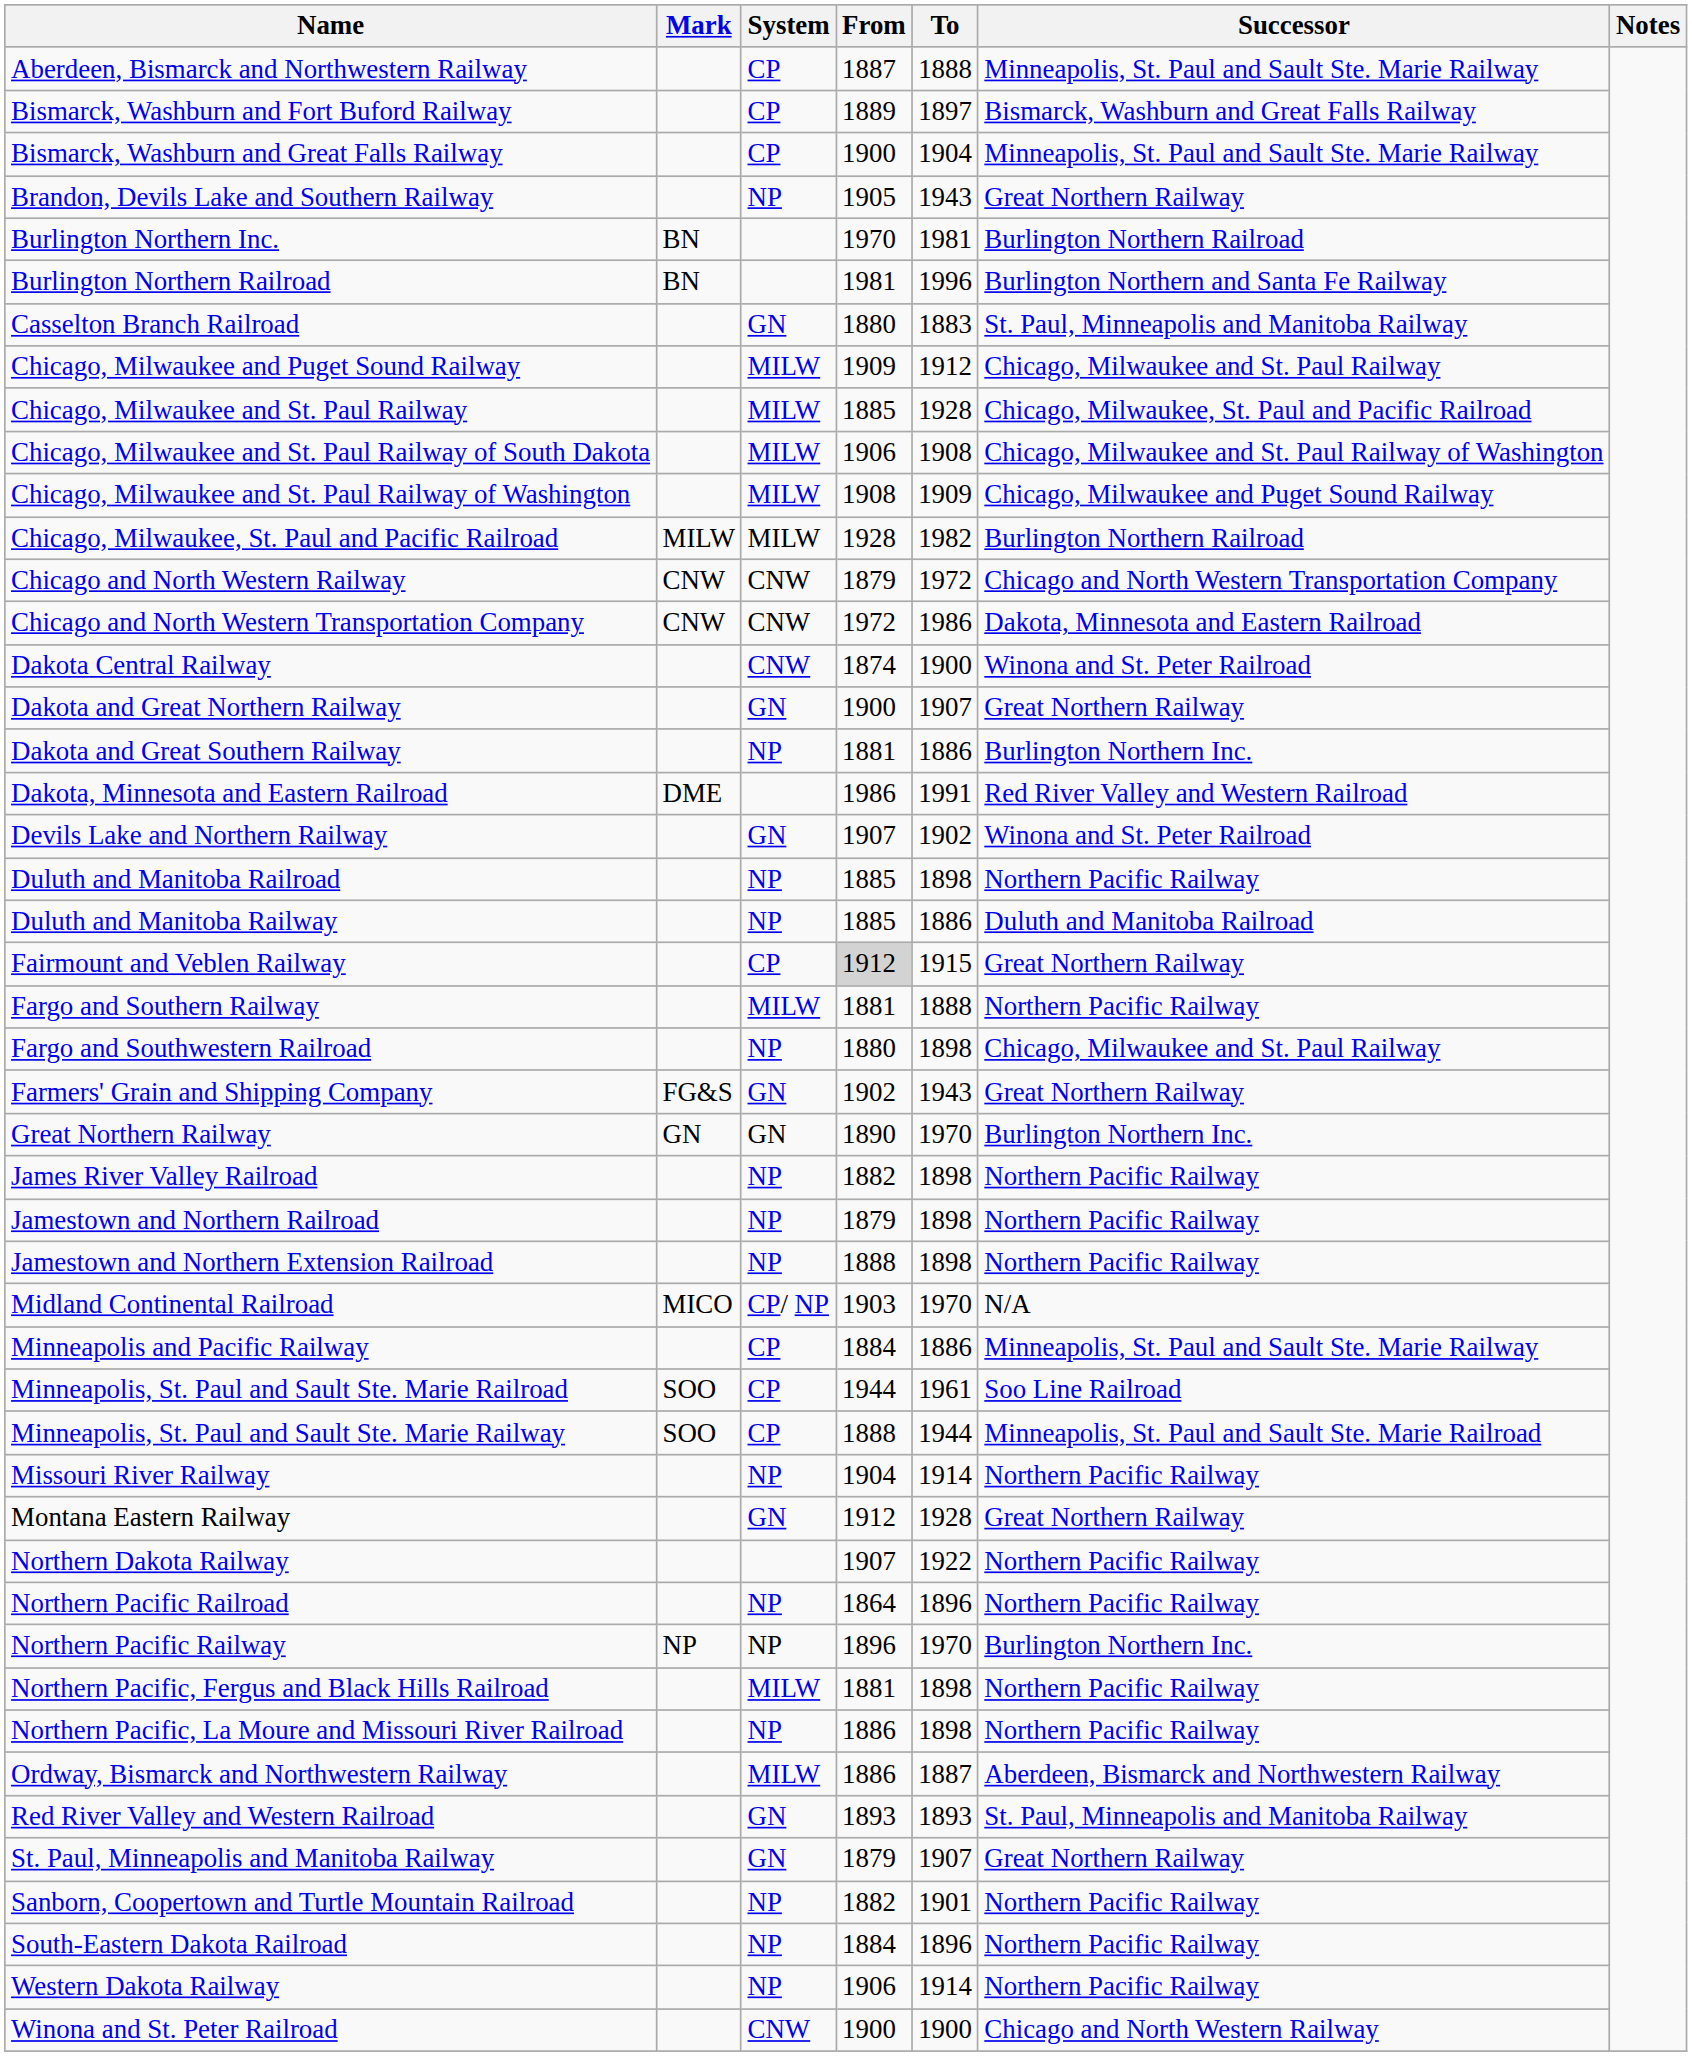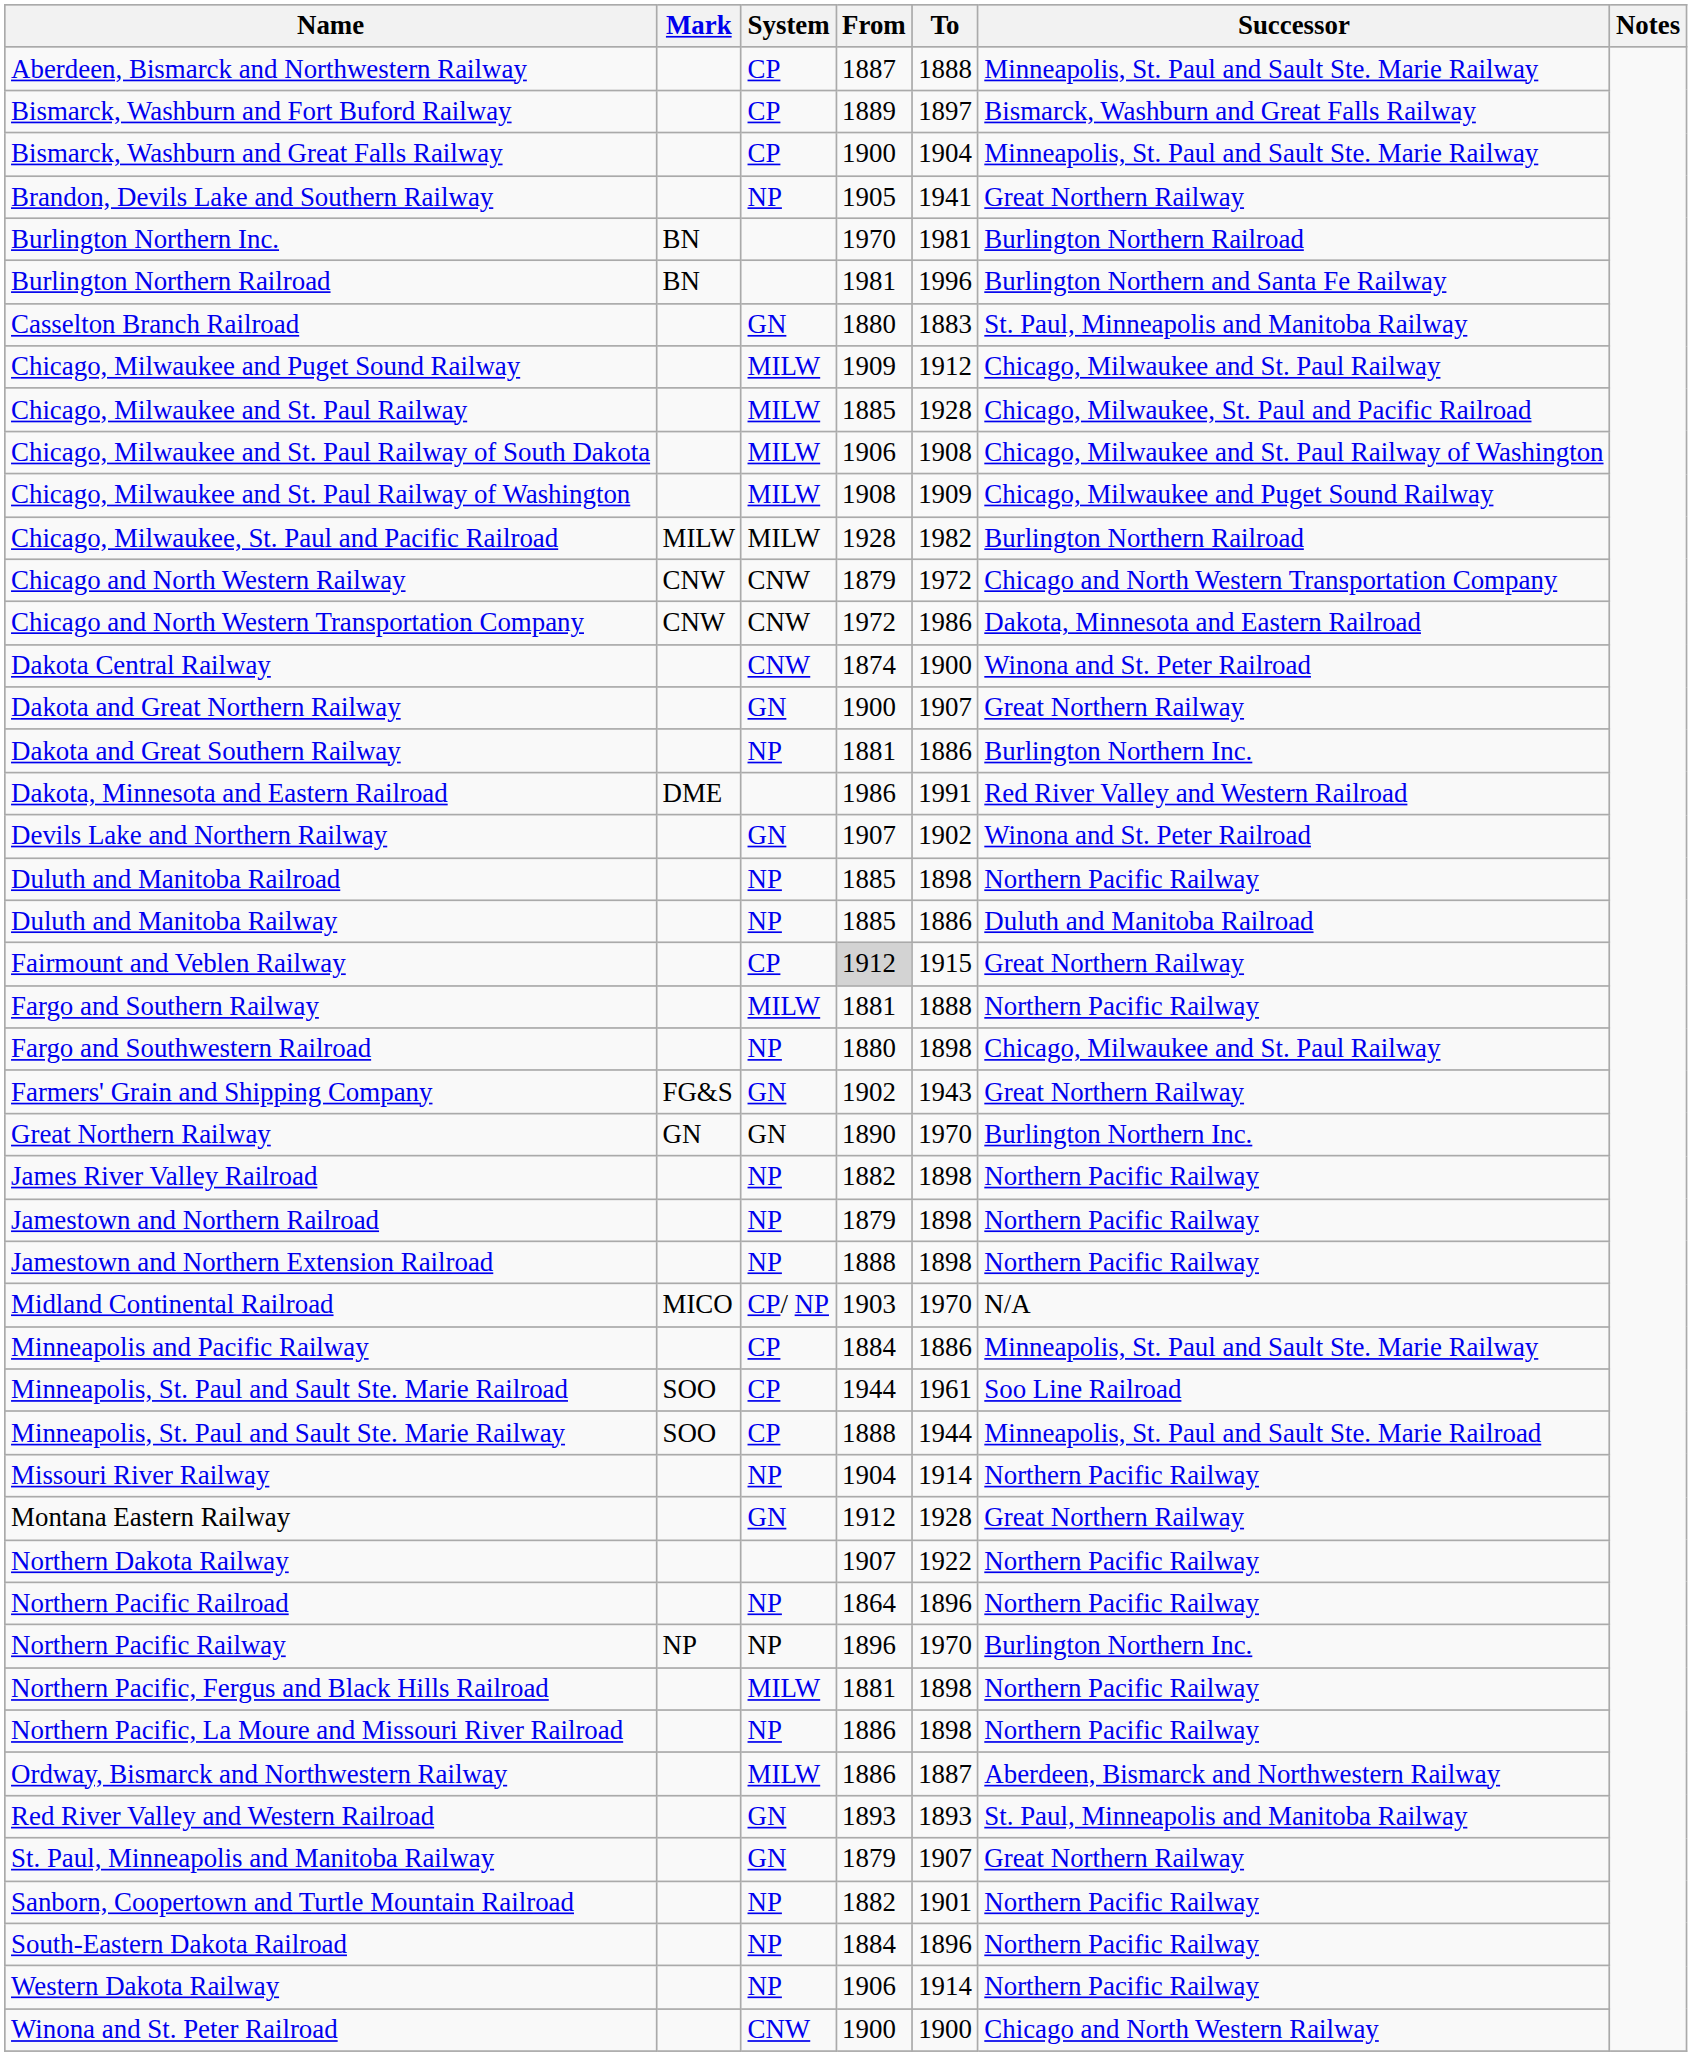(945, 196) 1943 -> (945, 196) 1941
